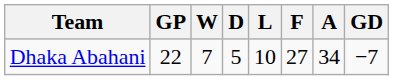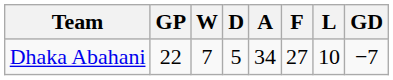columns swapped: (265, 21) <-> (329, 21)
